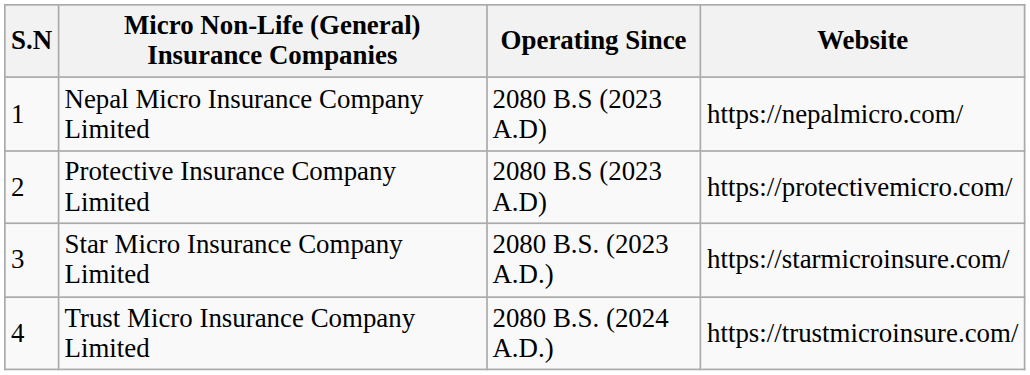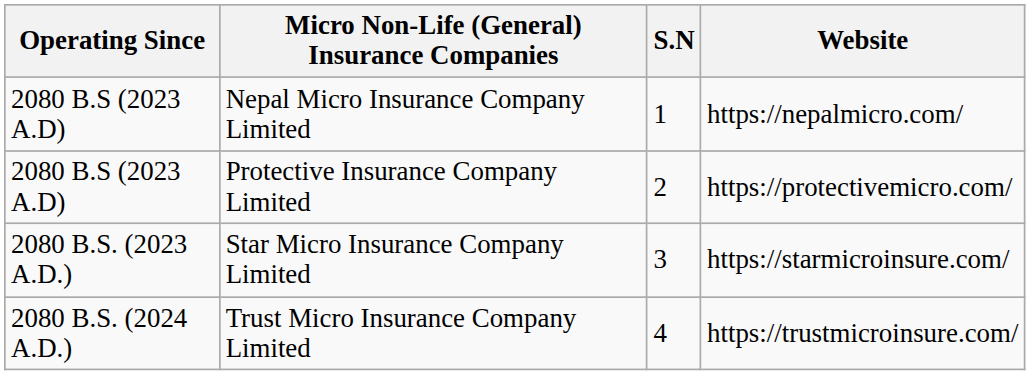columns swapped: (32, 40) <-> (594, 40)
